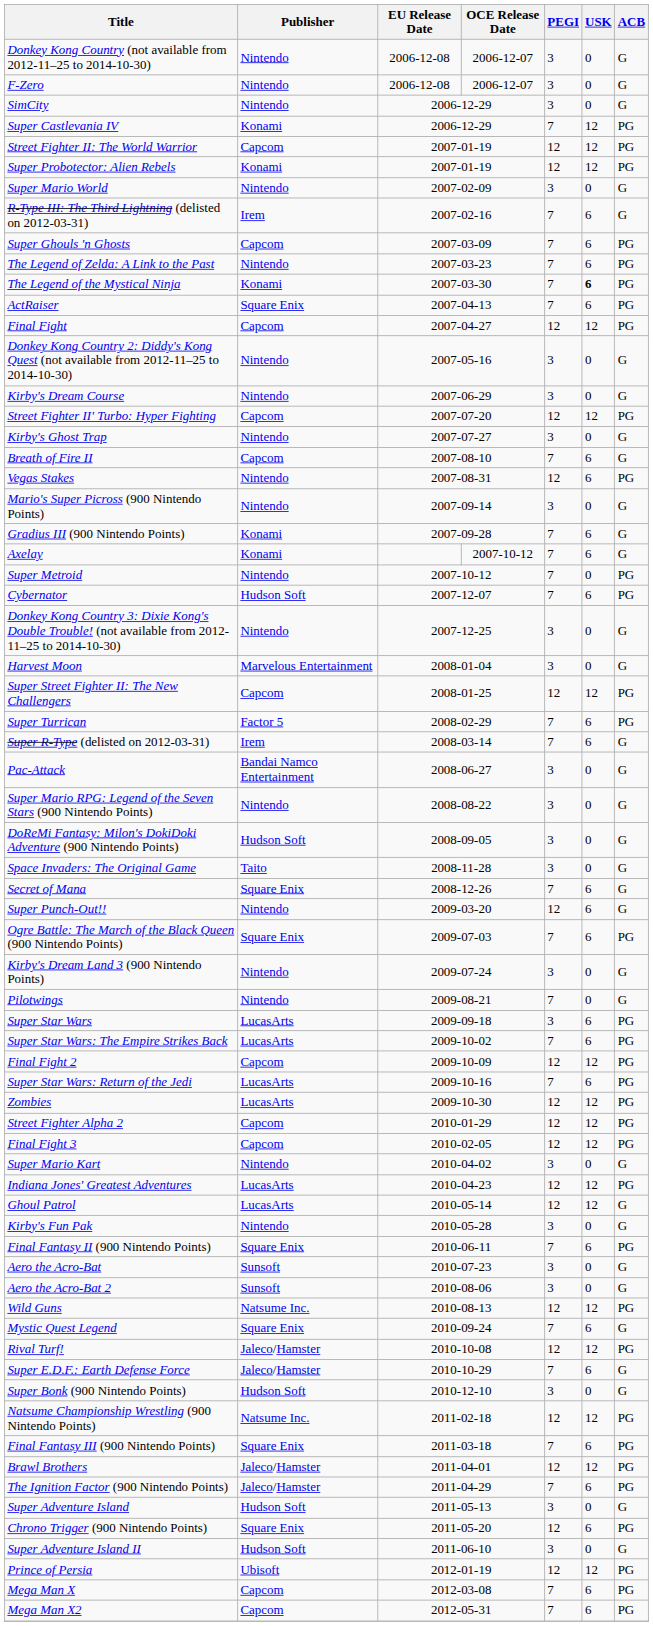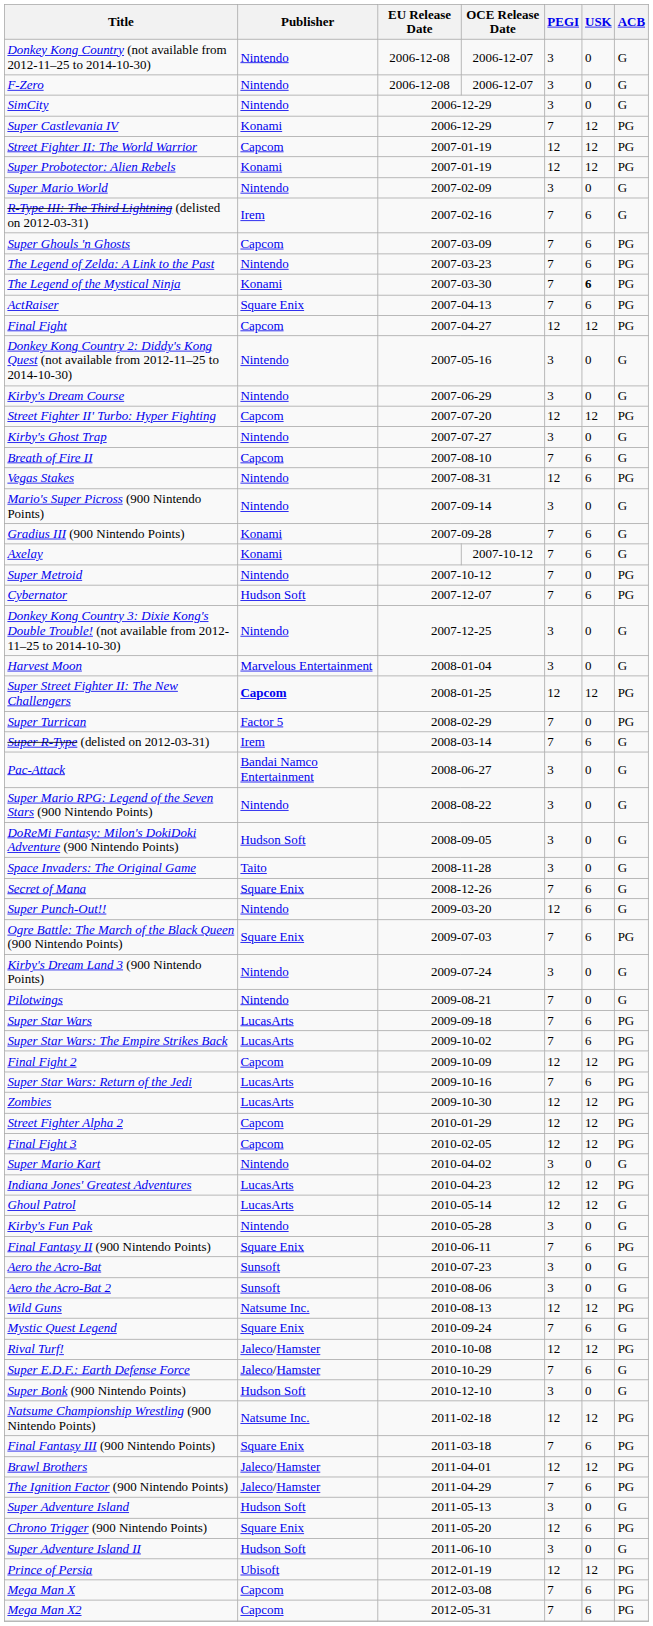(262, 693) normal -> (263, 693) bold
(588, 721) 6 -> (588, 721) 0
(551, 1020) 3 -> (551, 1020) 7
